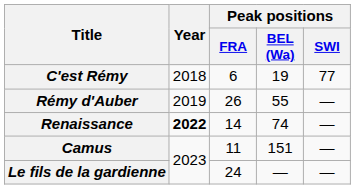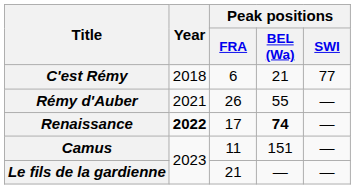(280, 76) 19 -> (280, 76) 21
(190, 100) 2019 -> (190, 100) 2021
(233, 124) 14 -> (233, 124) 17
(280, 124) normal -> (280, 124) bold
(233, 172) 24 -> (233, 172) 21
